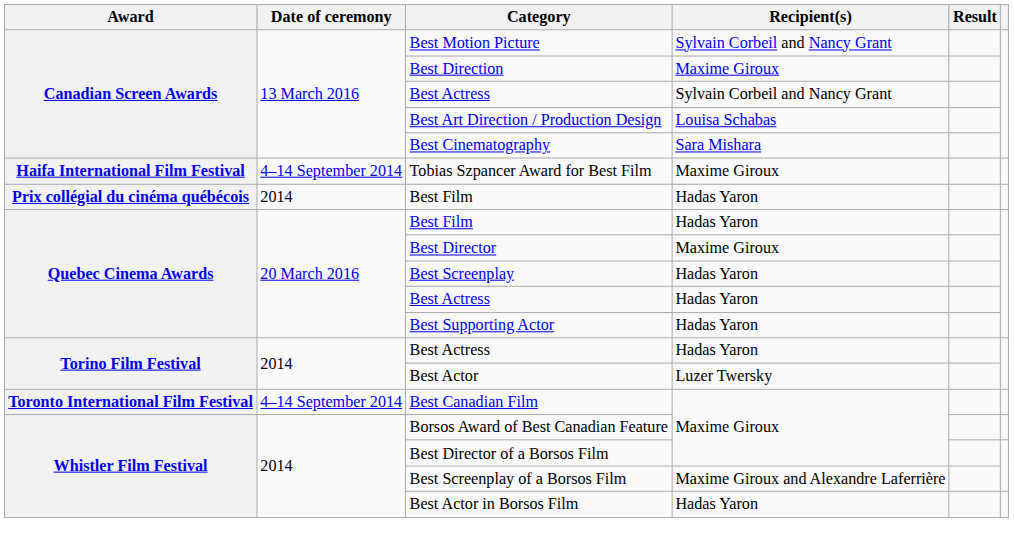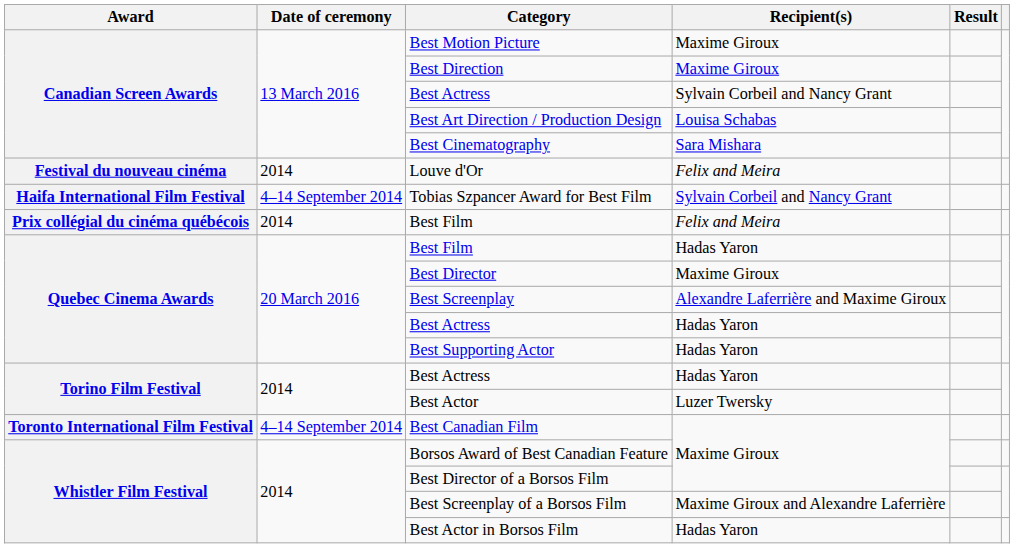(784, 42) Sylvain Corbeil and Nancy Grant -> (727, 42) Maxime Giroux
+ row: (131, 171)
(727, 171) Maxime Giroux -> (784, 196) Sylvain Corbeil and Nancy Grant
(717, 196) Hadas Yaron -> (728, 222) Felix and Meira
(717, 273) Hadas Yaron -> (811, 299) Alexandre Laferrière and Maxime Giroux
